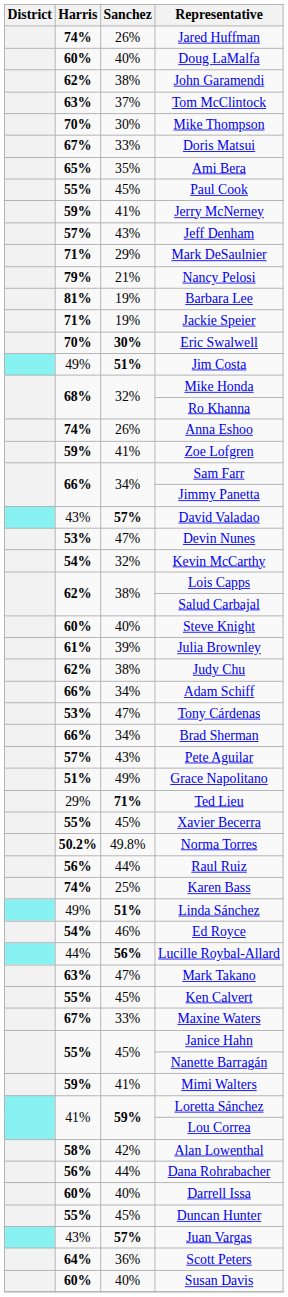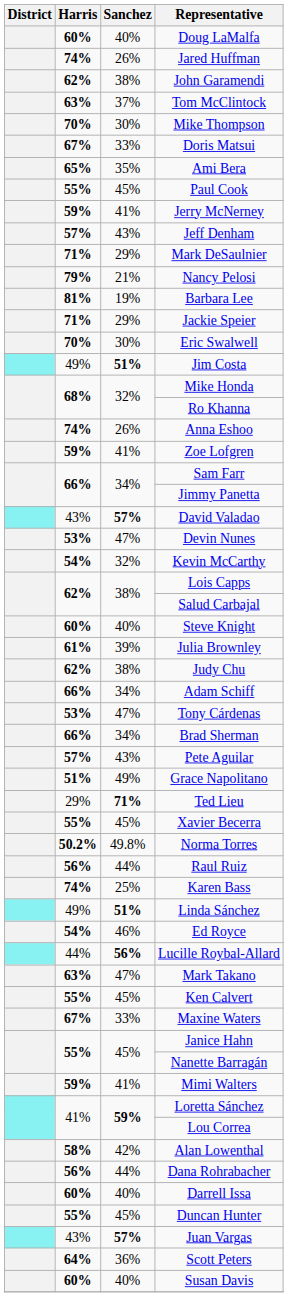rows swapped: (219, 59) <-> (219, 37)
(128, 320) 19% -> (128, 320) 29%
(128, 342) bold -> (128, 342) normal
